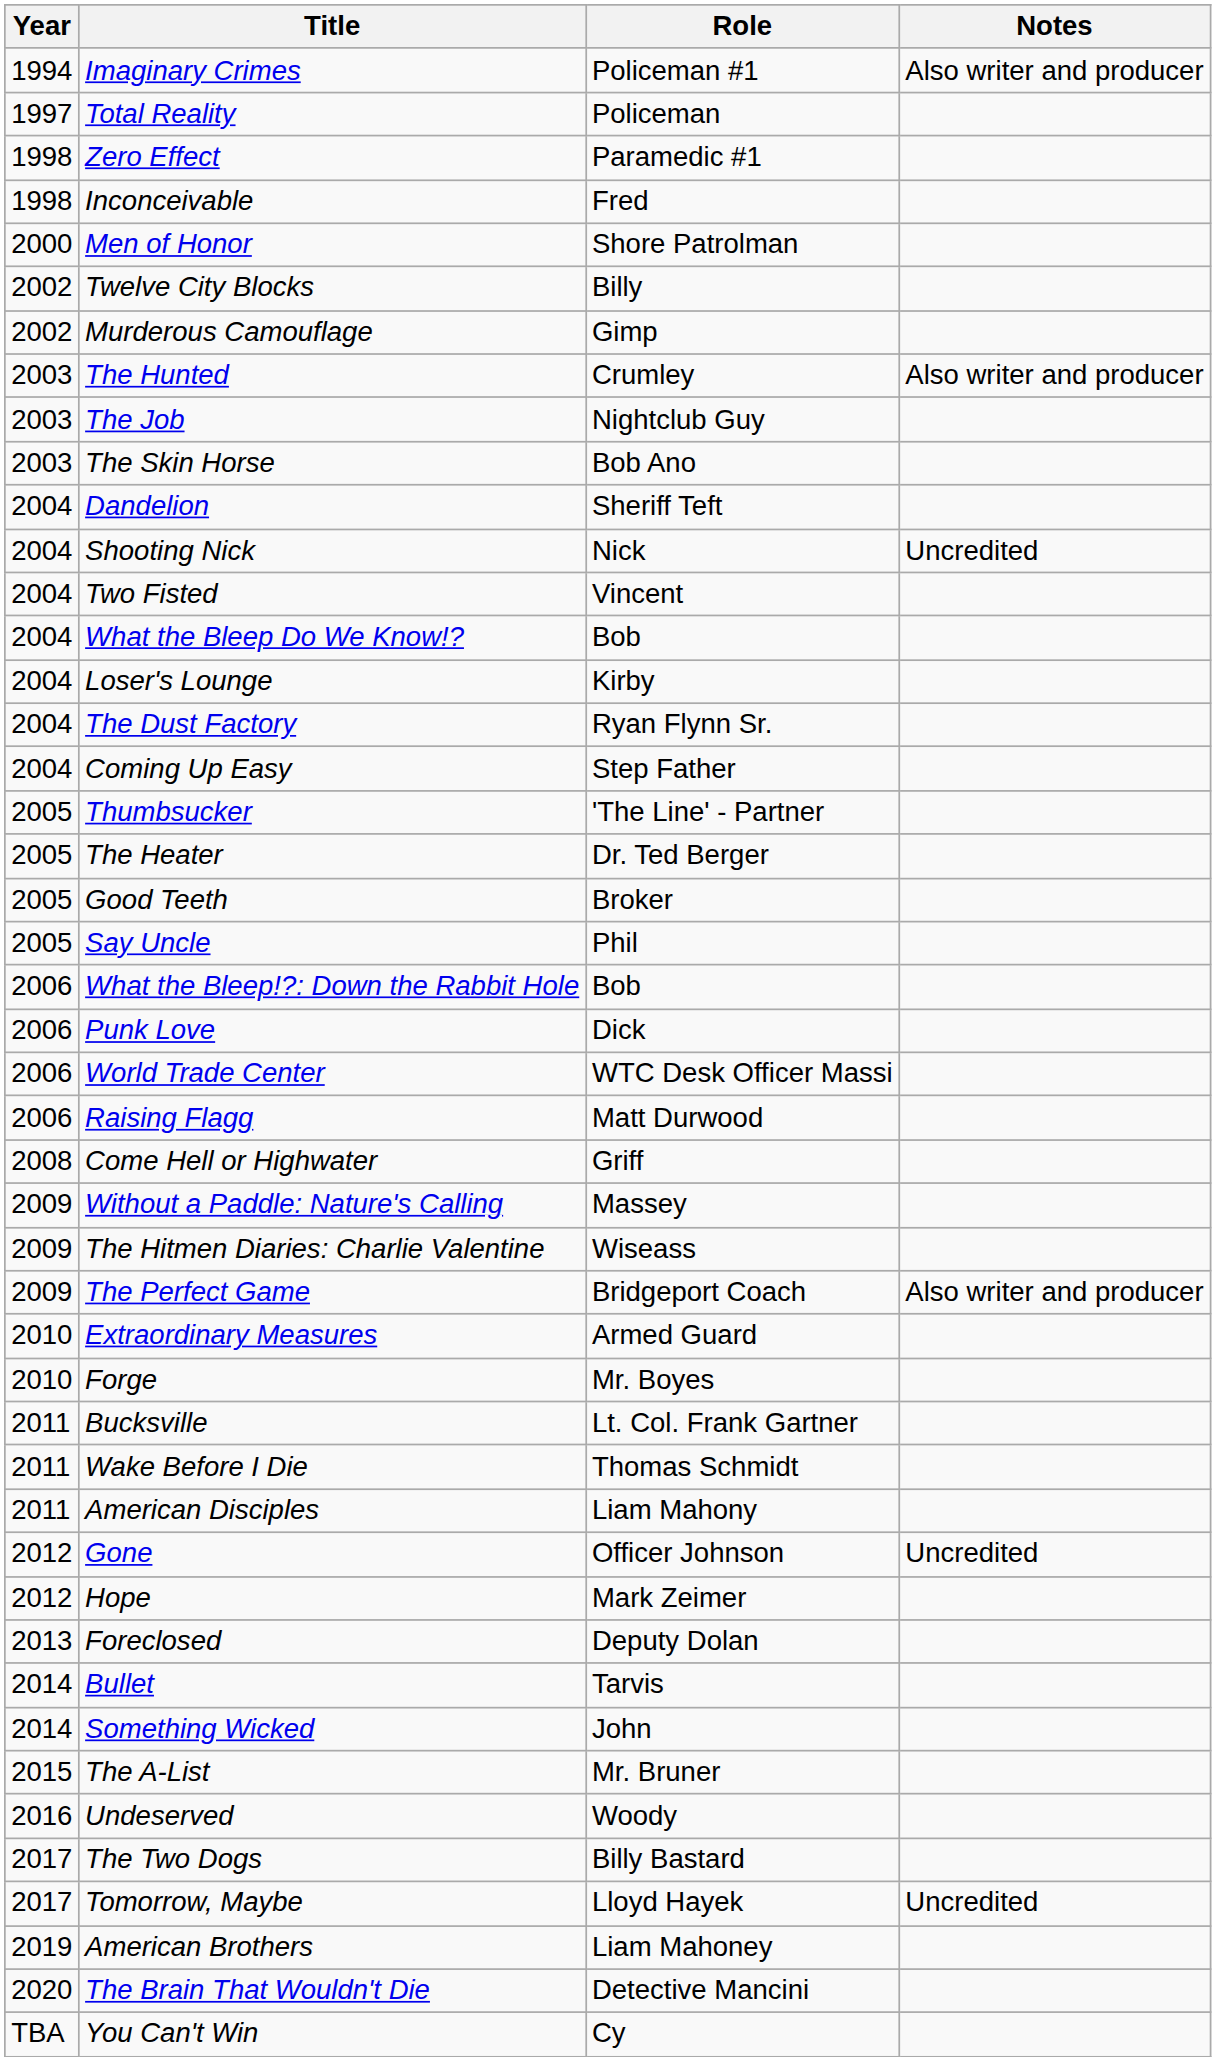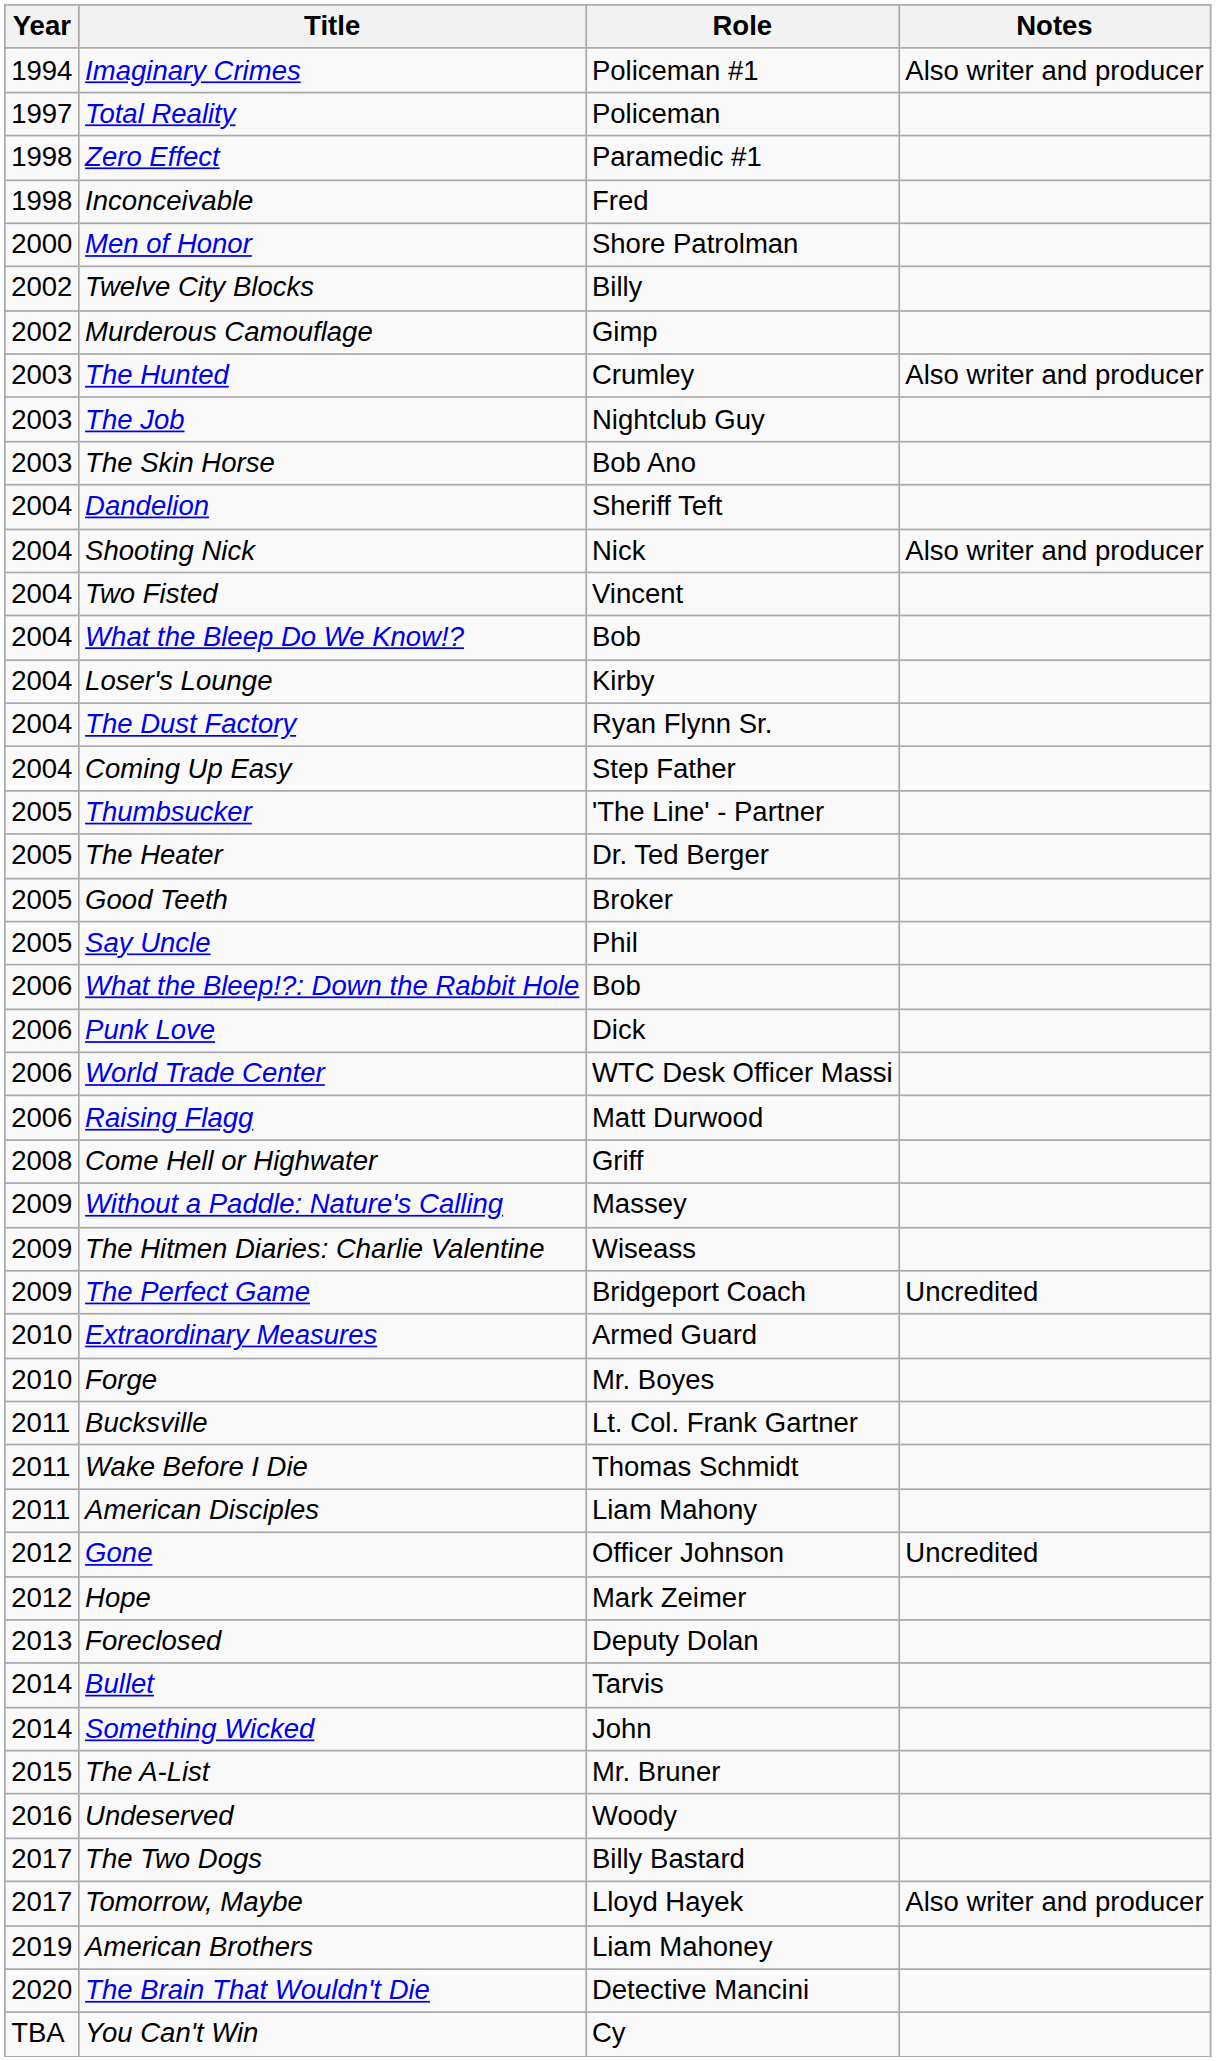(972, 550) Uncredited -> (1054, 550) Also writer and producer
(1054, 1292) Also writer and producer -> (972, 1292) Uncredited
(972, 1903) Uncredited -> (1054, 1903) Also writer and producer
